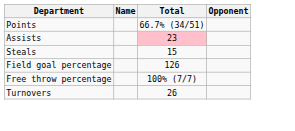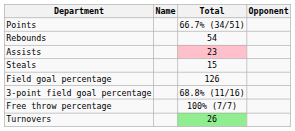+ row: (26, 38)
+ row: (79, 92)
(172, 92) no background -> (212, 120) lightgreen background
